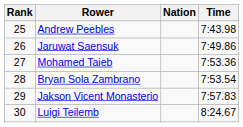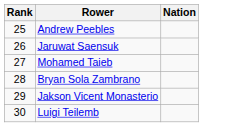- column: (218, 12)
